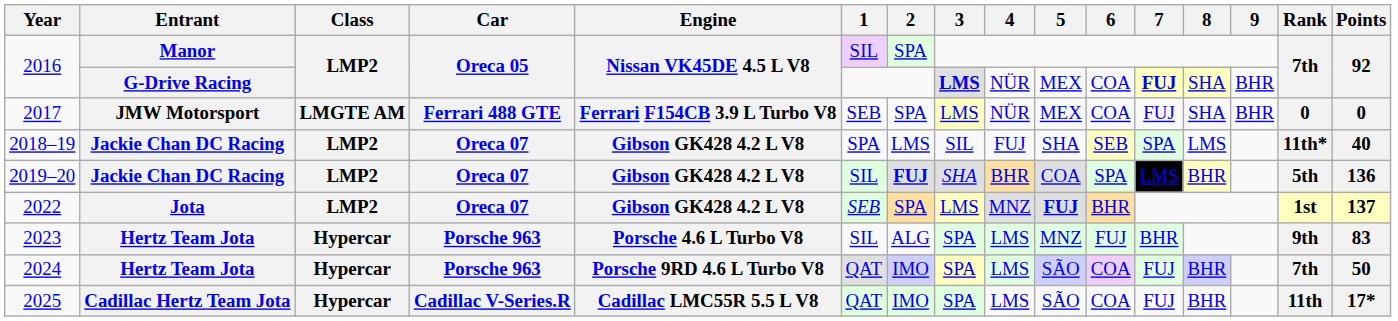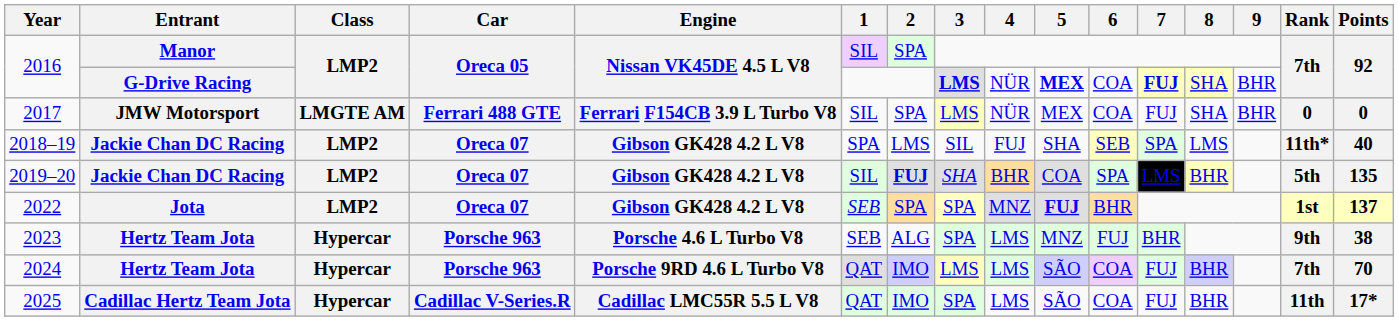(1061, 82) normal -> (1062, 82) bold
(864, 113) SEB -> (864, 113) SIL
(1361, 175) 136 -> (1363, 175) 135
(959, 206) LMS -> (959, 206) SPA
(864, 238) SIL -> (864, 238) SEB
(1361, 238) 83 -> (1363, 238) 38
(959, 269) SPA -> (959, 269) LMS
(1361, 269) 50 -> (1363, 269) 70
